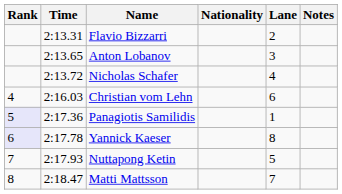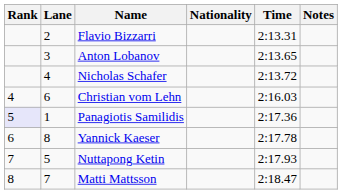columns swapped: (283, 14) <-> (63, 14)
(11, 138) lavender background -> (11, 138) no background
